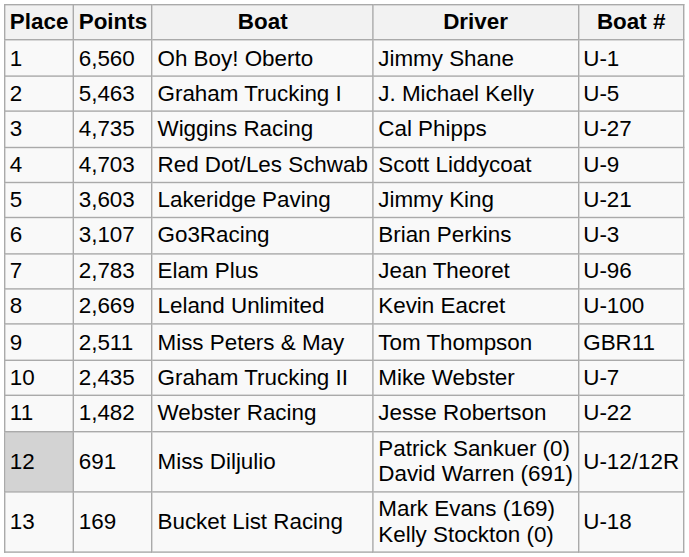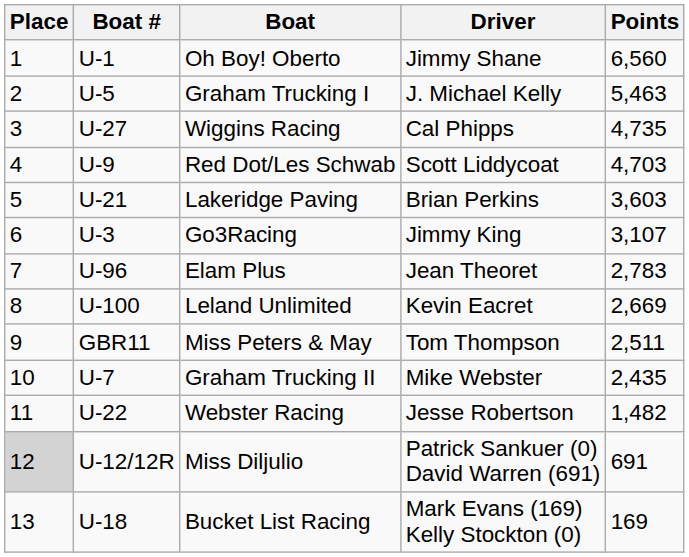columns swapped: (631, 22) <-> (113, 22)
(436, 199) Jimmy King -> (472, 199) Brian Perkins
(445, 235) Brian Perkins -> (464, 235) Jimmy King
